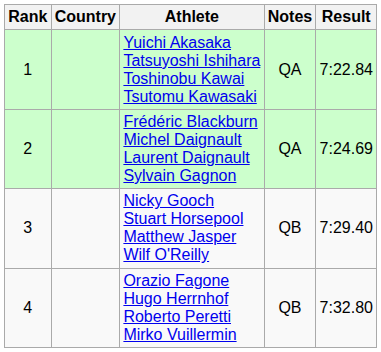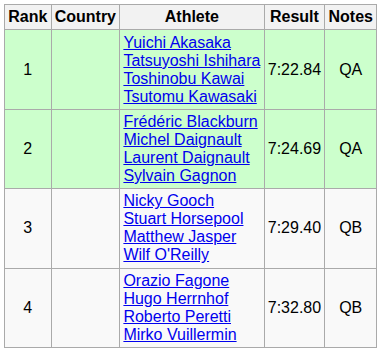columns swapped: (346, 17) <-> (290, 17)
